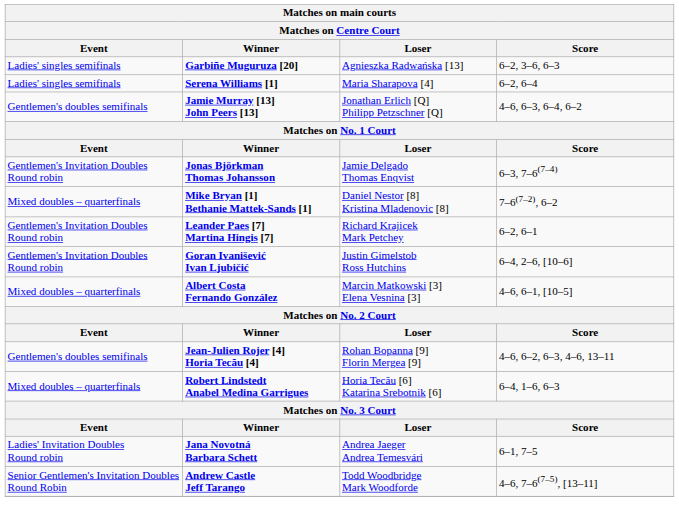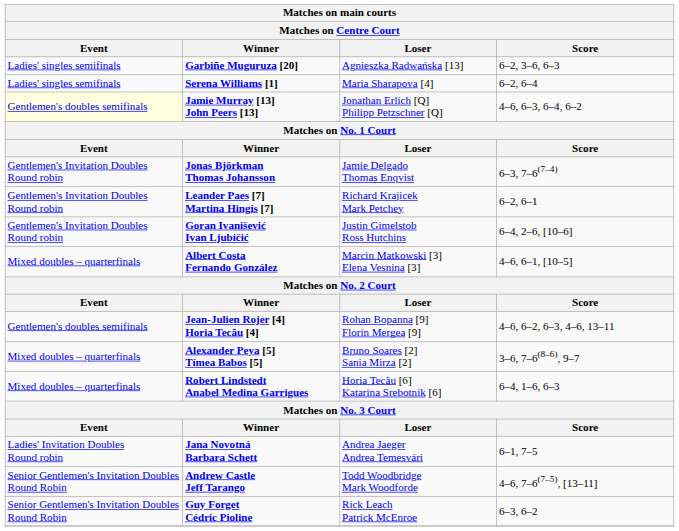(78, 107) no background -> (78, 107) lightyellow background
- row: (248, 201)
+ row: (230, 356)
+ row: (219, 511)
